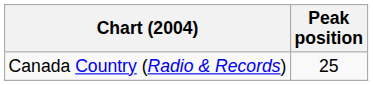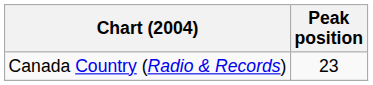(329, 66) 25 -> (329, 66) 23
